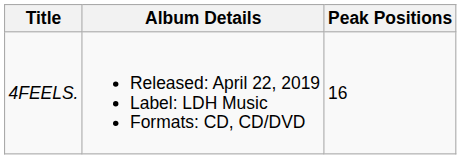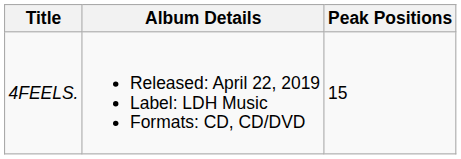(338, 92) 16 -> (338, 92) 15
